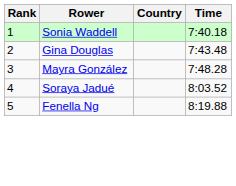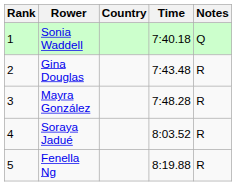+ column: (212, 13)
